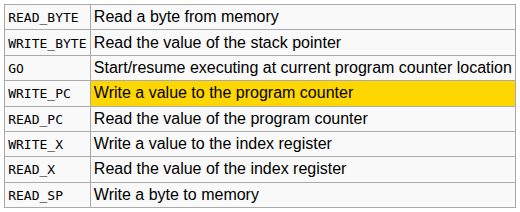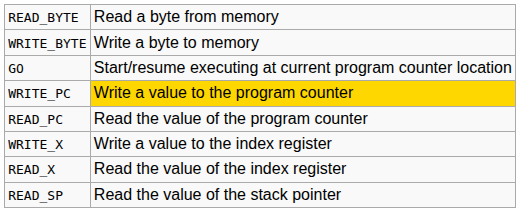(217, 42) Read the value of the stack pointer -> (176, 42) Write a byte to memory
(176, 194) Write a byte to memory -> (217, 194) Read the value of the stack pointer
